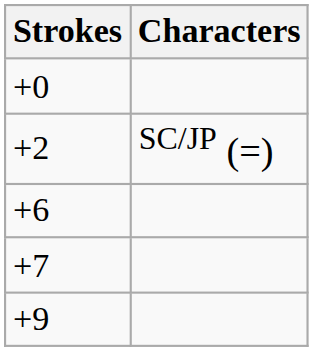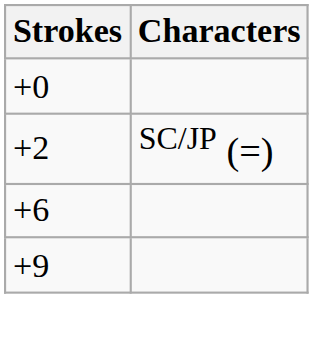- row: (31, 264)
